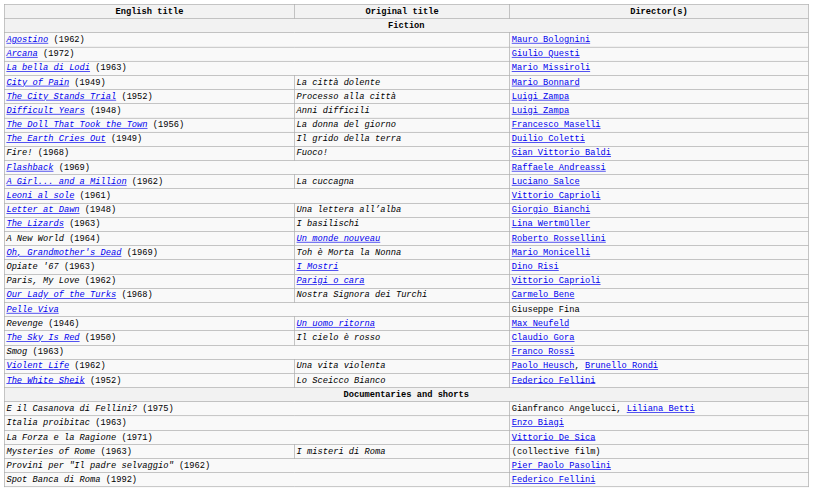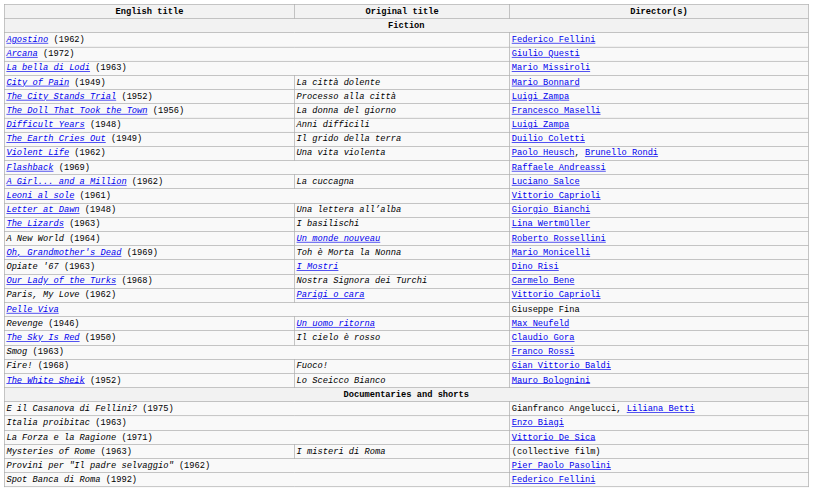(551, 40) Mauro Bolognini -> (554, 40) Federico Fellini
rows swapped: (64, 111) <-> (95, 125)
rows swapped: (38, 153) <-> (56, 366)
rows swapped: (80, 295) <-> (61, 281)
(554, 381) Federico Fellini -> (551, 381) Mauro Bolognini
